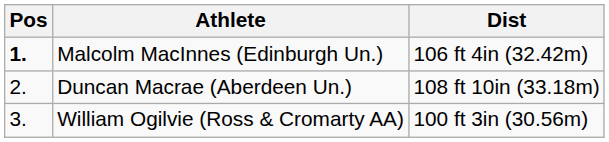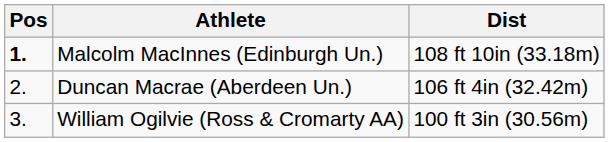(501, 53) 106 ft 4in (32.42m) -> (507, 53) 108 ft 10in (33.18m)
(507, 86) 108 ft 10in (33.18m) -> (501, 86) 106 ft 4in (32.42m)
